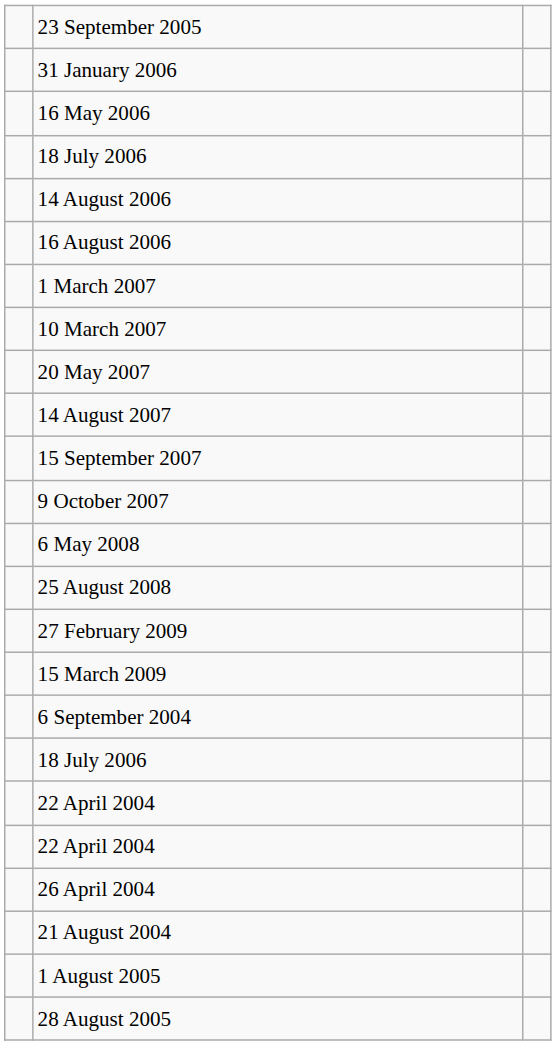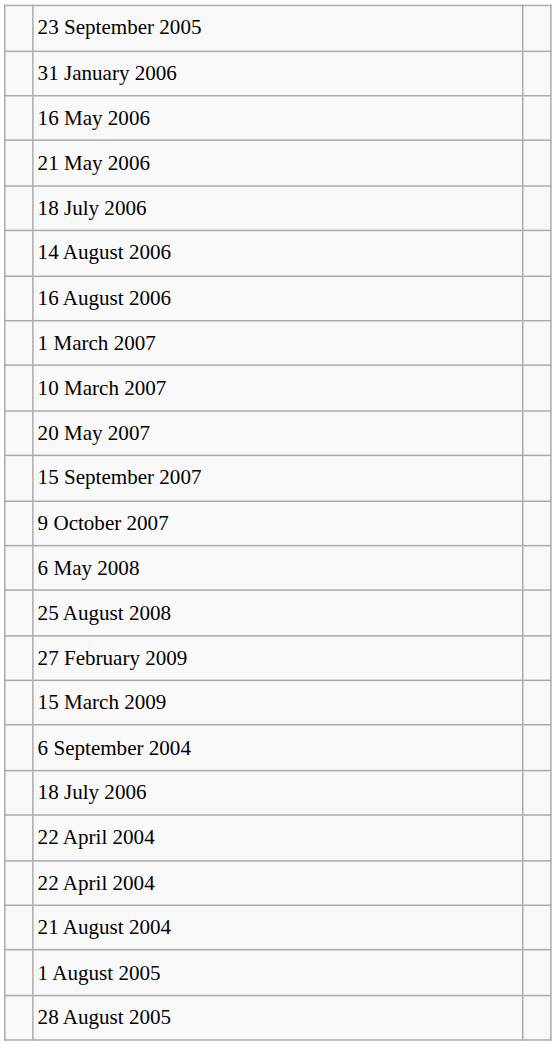+ row: (19, 163)
- row: (19, 415)
- row: (19, 889)
